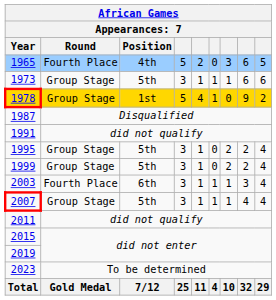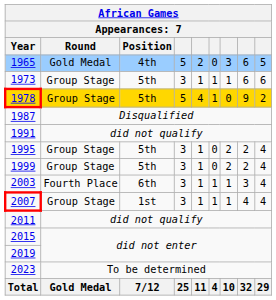(81, 63) Fourth Place -> (81, 63) Gold Medal
(147, 98) 1st -> (147, 98) 5th
(147, 202) 5th -> (147, 202) 1st
